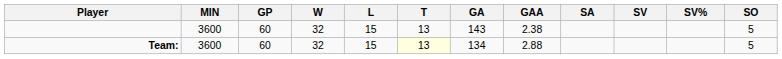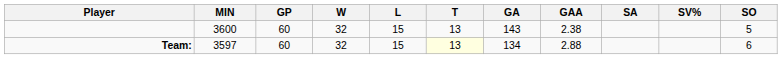- column: (640, 12)
(210, 45) 3600 -> (225, 45) 3597
(751, 45) 5 -> (749, 45) 6
